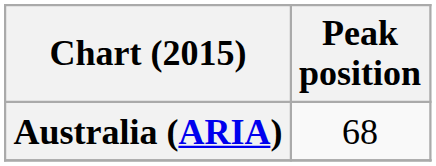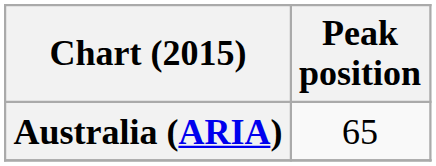(360, 130) 68 -> (360, 130) 65
